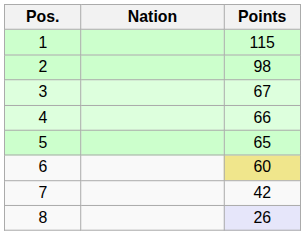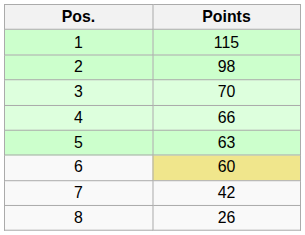- column: (152, 17)
(262, 92) 67 -> (226, 92) 70
(262, 142) 65 -> (226, 142) 63
(262, 218) lavender background -> (226, 218) no background
